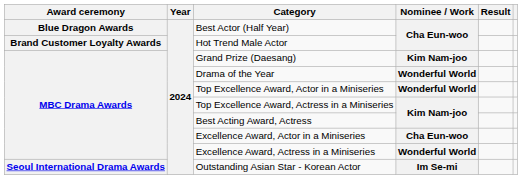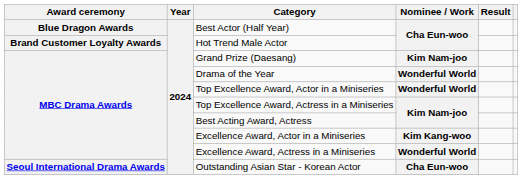(437, 136) Cha Eun-woo -> (437, 136) Kim Kang-woo
(437, 167) Im Se-mi -> (437, 167) Cha Eun-woo
